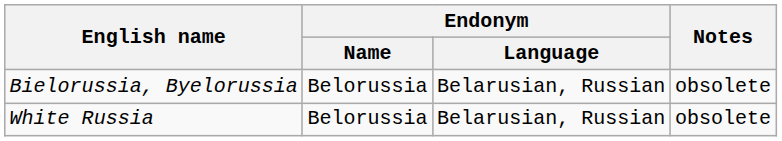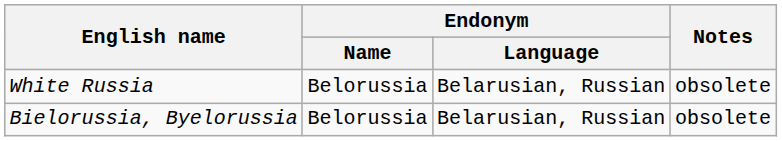rows swapped: (154, 86) <-> (82, 119)
